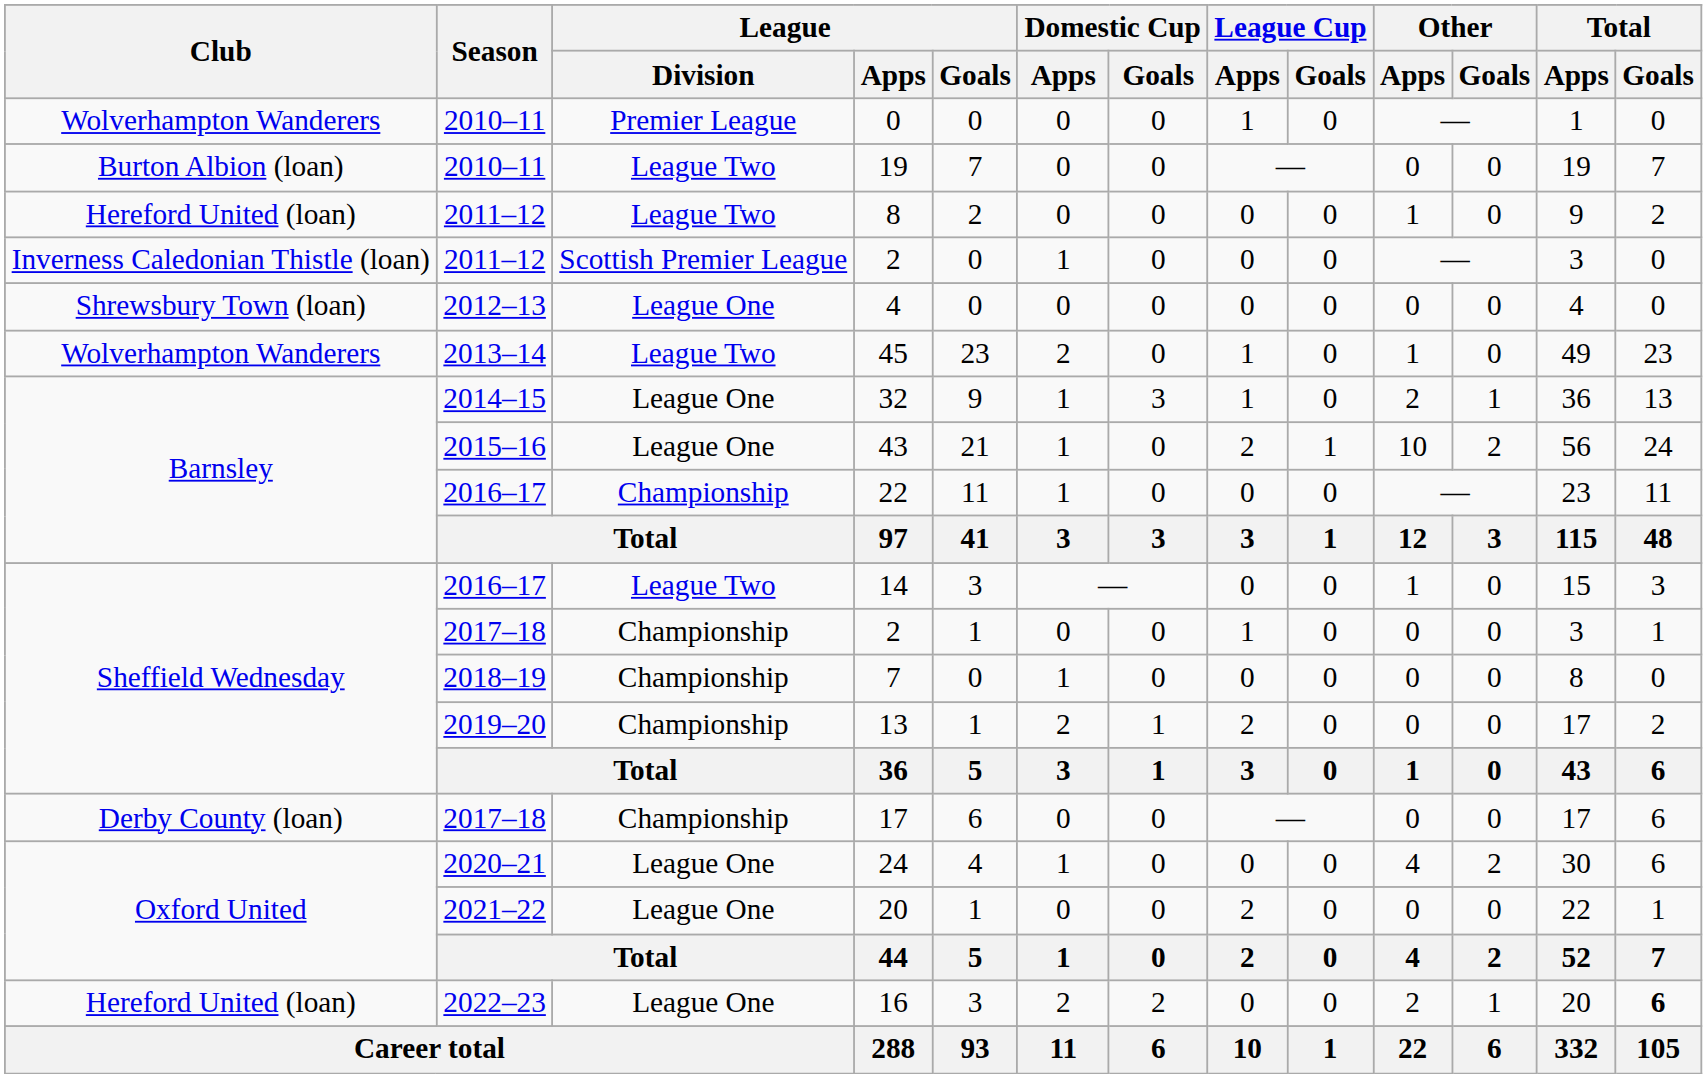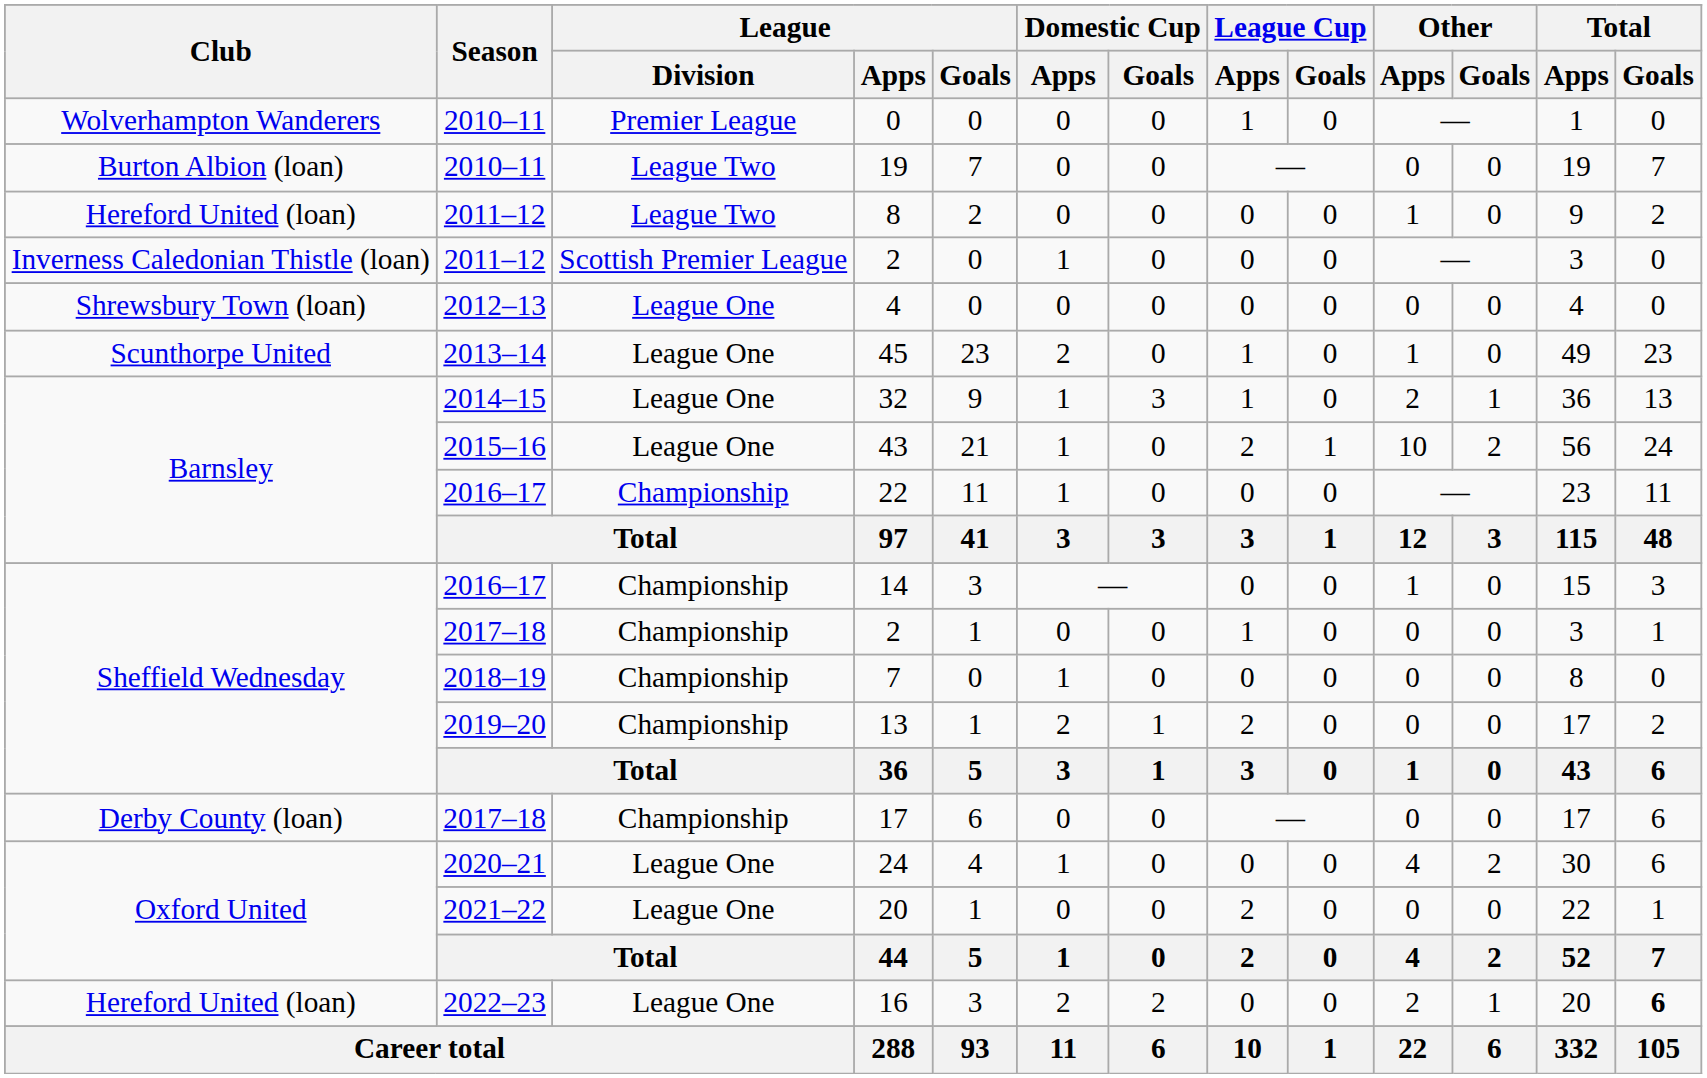(221, 352) Wolverhampton Wanderers -> (221, 352) Scunthorpe United
(703, 352) League Two -> (703, 352) League One
(703, 584) League Two -> (703, 584) Championship
